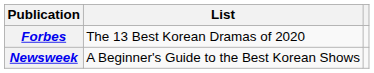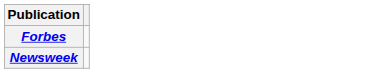- column: (223, 15)
